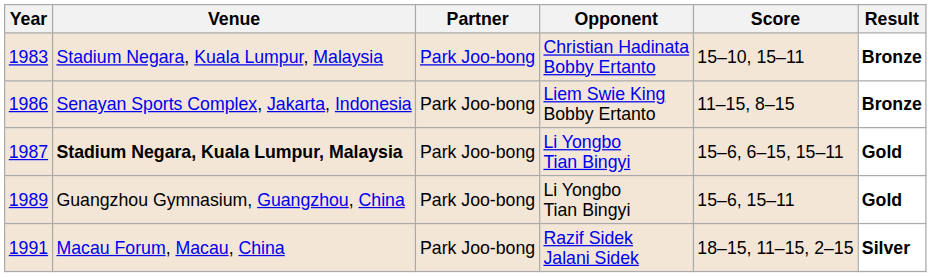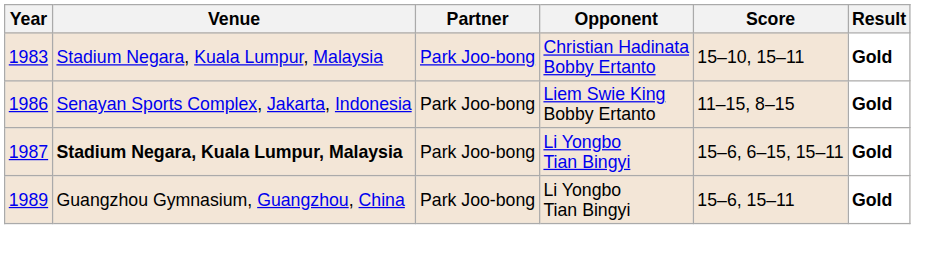(892, 57) Bronze -> (872, 57) Gold
(892, 104) Bronze -> (872, 104) Gold
- row: (28, 247)
